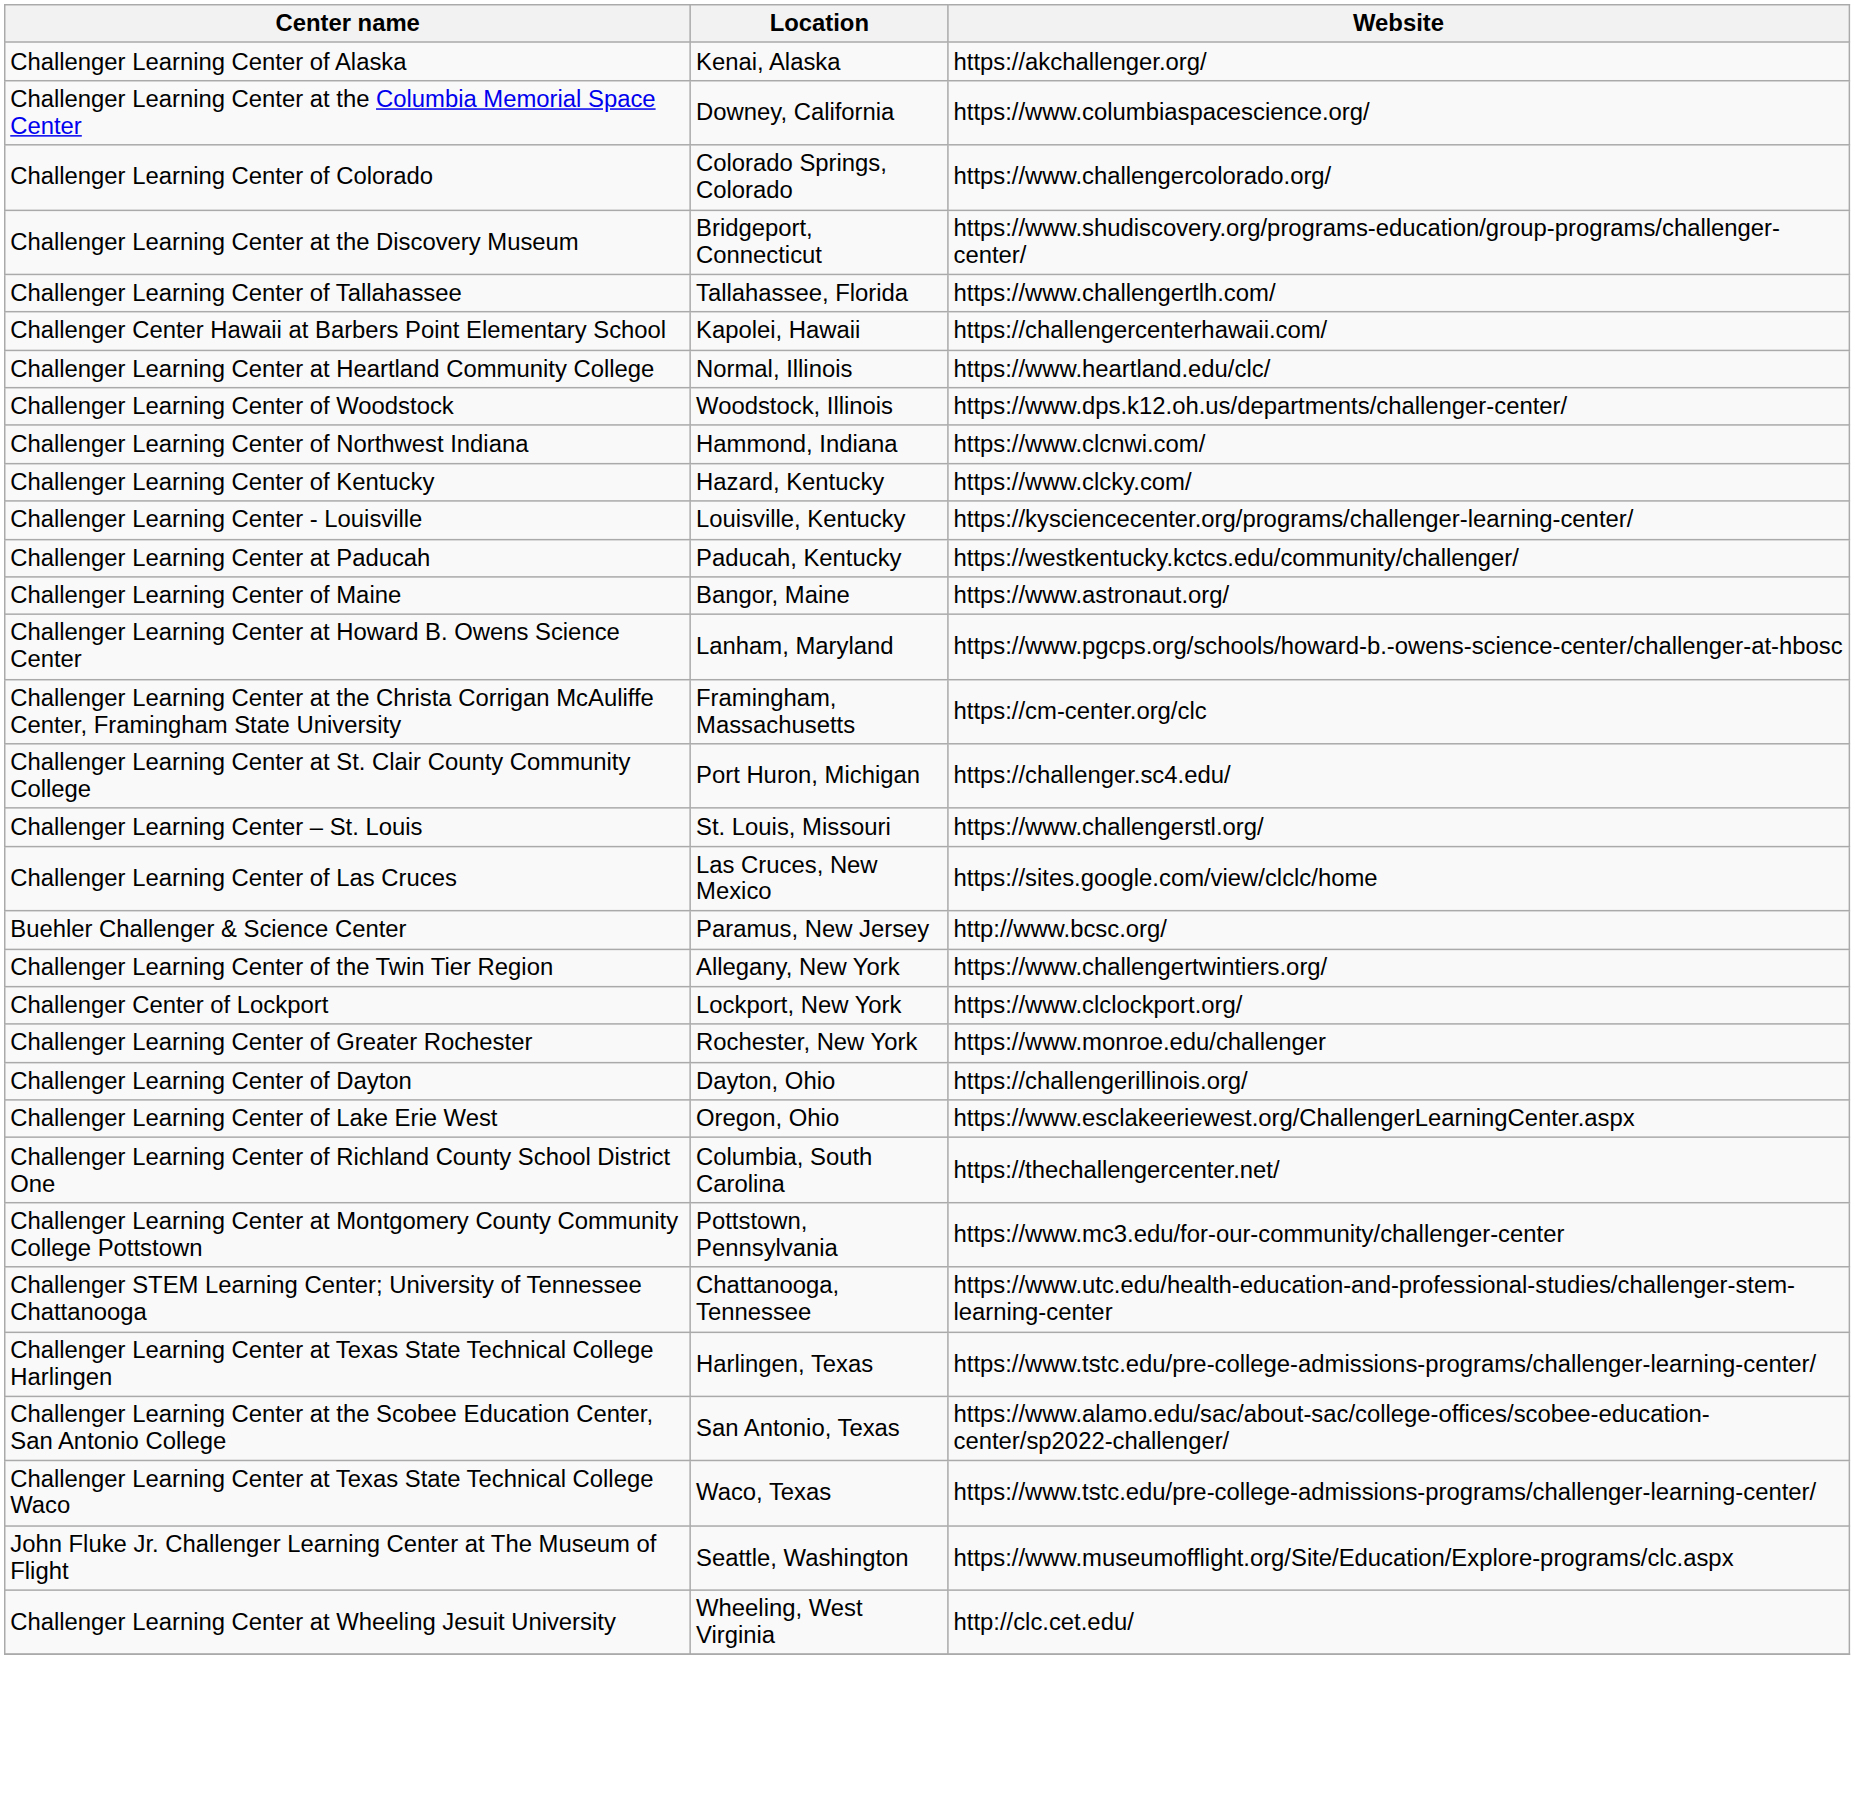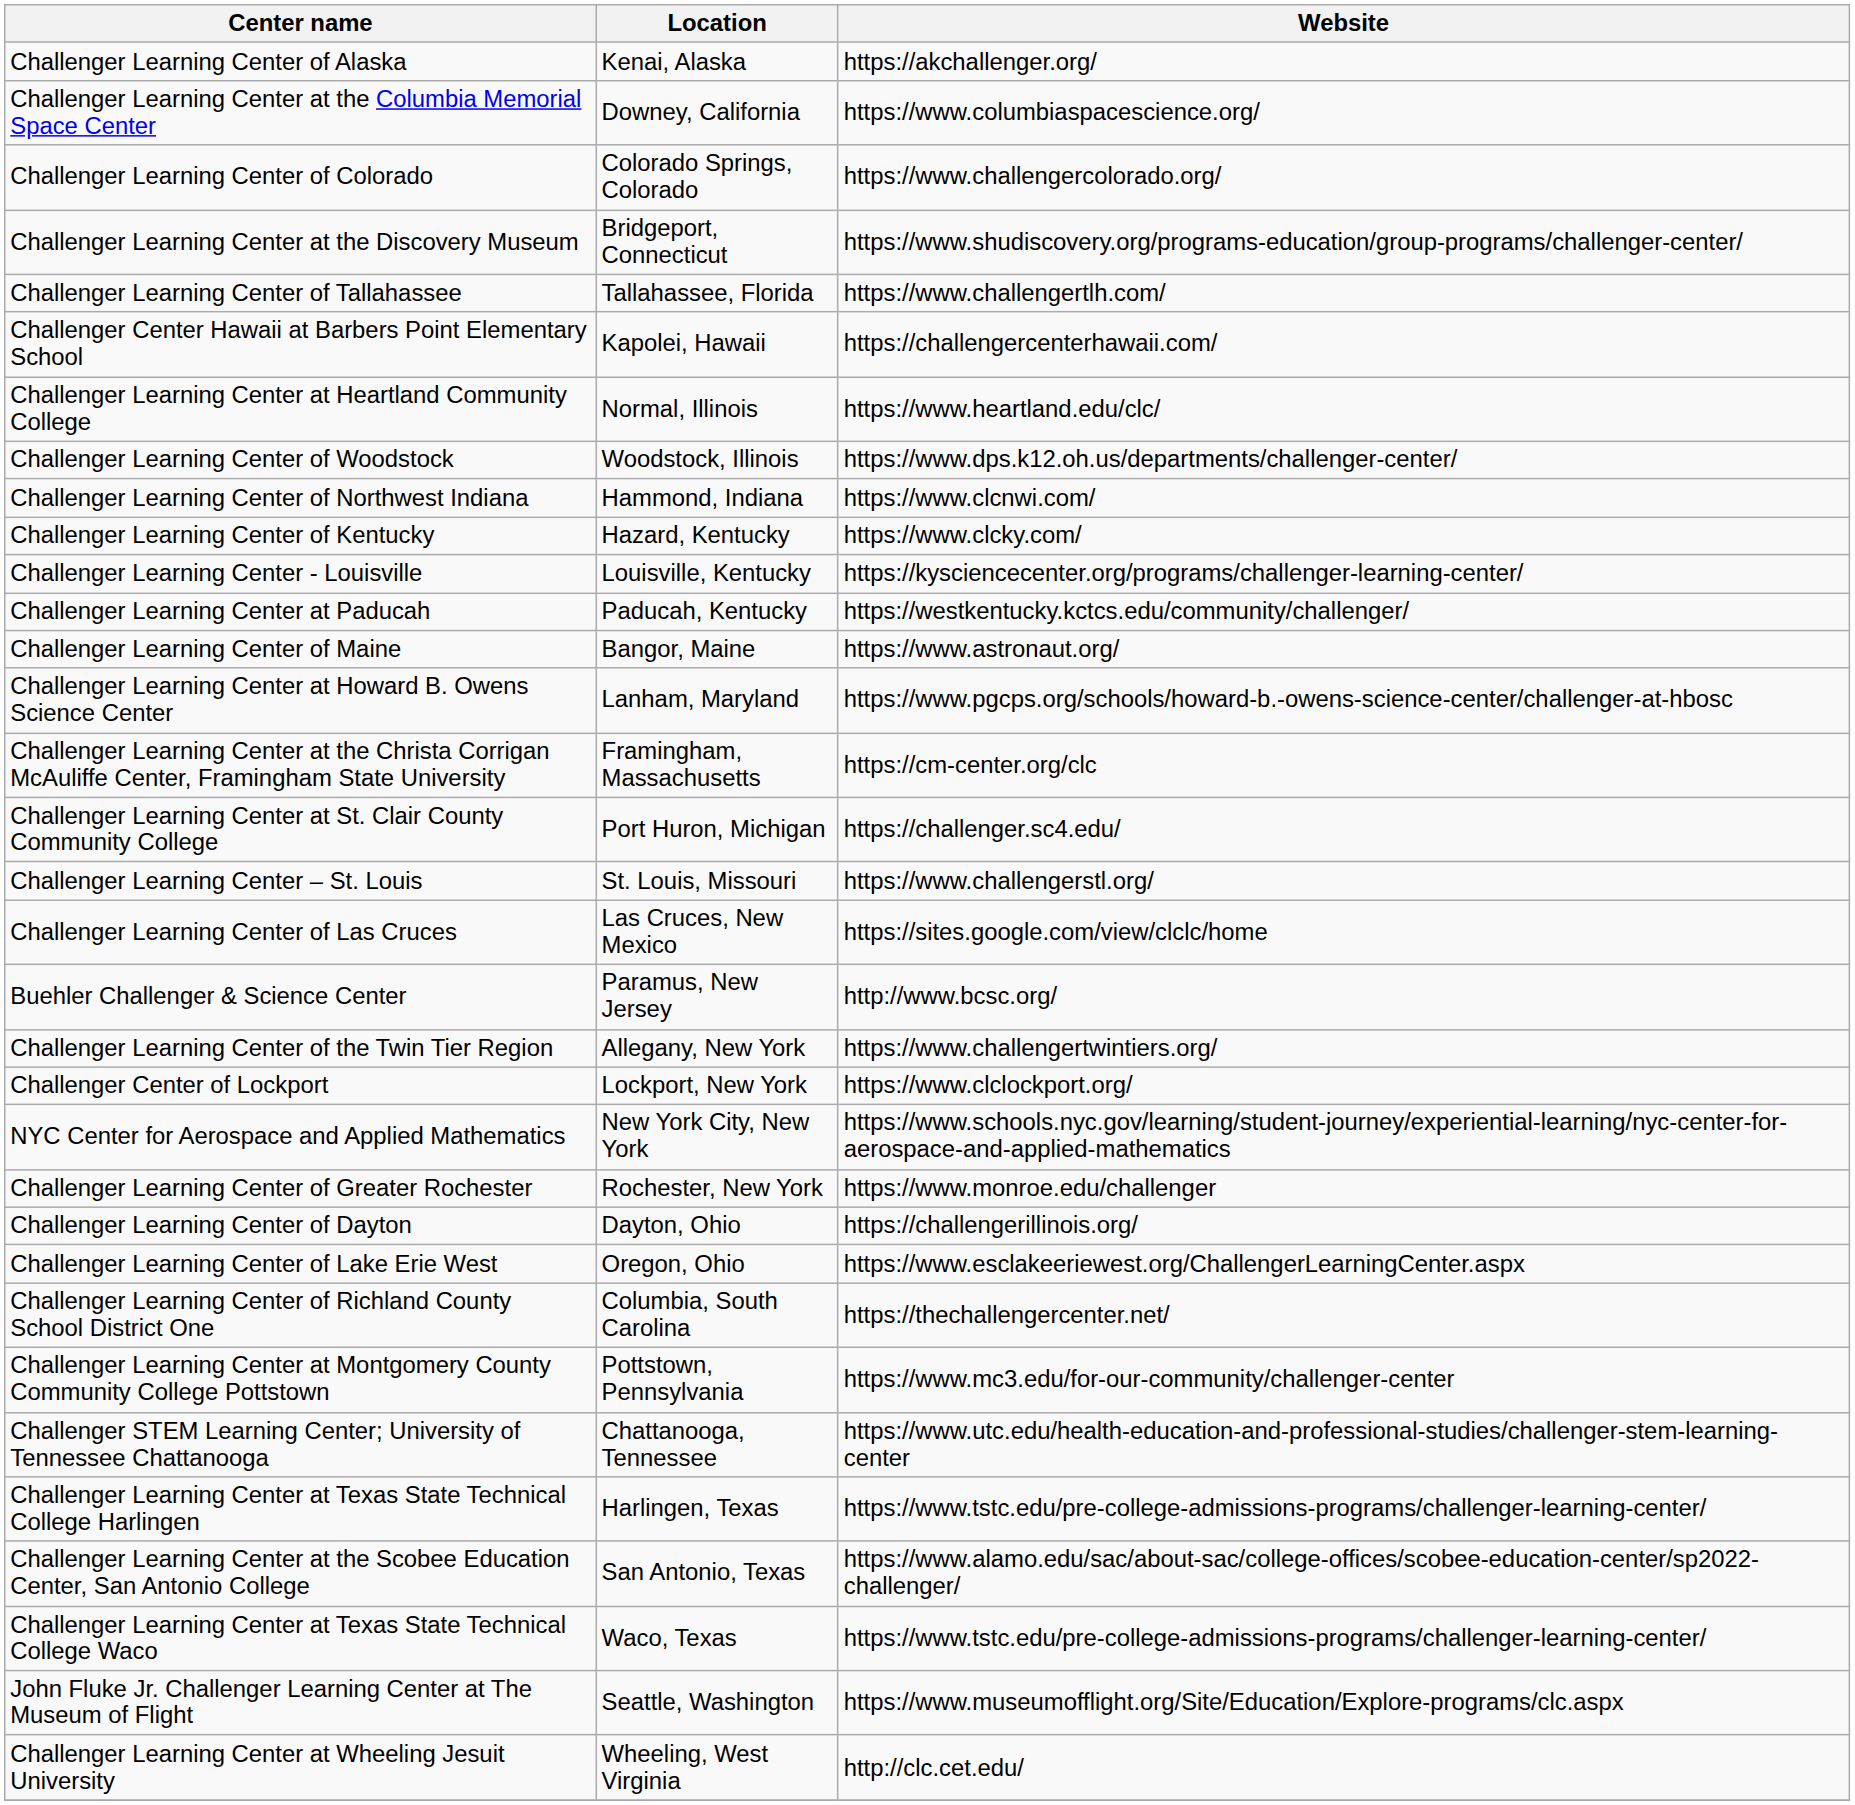+ row: (288, 1136)
